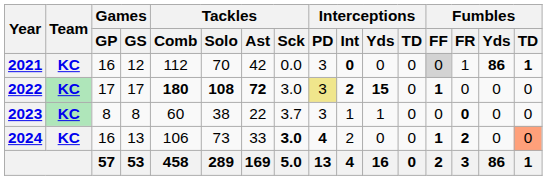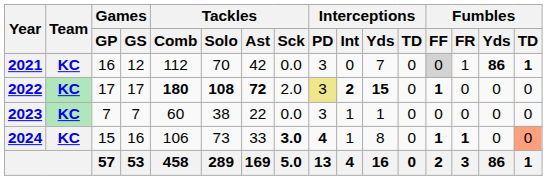(350, 65) bold -> (350, 65) normal
(380, 65) 0 -> (380, 65) 7
(291, 89) 3.0 -> (291, 89) 2.0
(106, 114) 8 -> (106, 114) 7
(136, 114) 8 -> (136, 114) 7
(291, 114) 3.7 -> (291, 114) 0.0
(465, 114) bold -> (465, 114) normal
(106, 138) 16 -> (106, 138) 15
(136, 138) 13 -> (136, 138) 16
(350, 138) 2 -> (350, 138) 1
(380, 138) 0 -> (380, 138) 8
(465, 138) 2 -> (465, 138) 1
